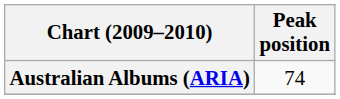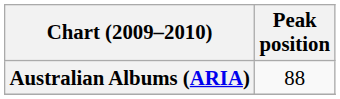(295, 77) 74 -> (295, 77) 88
